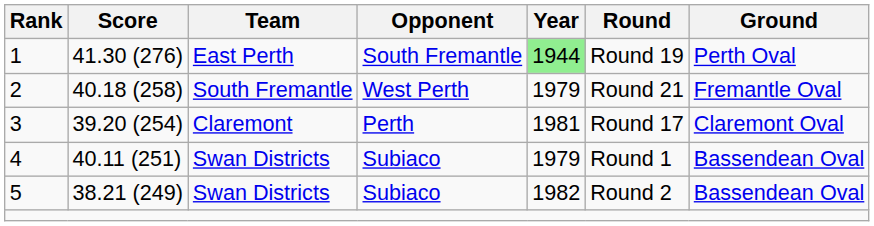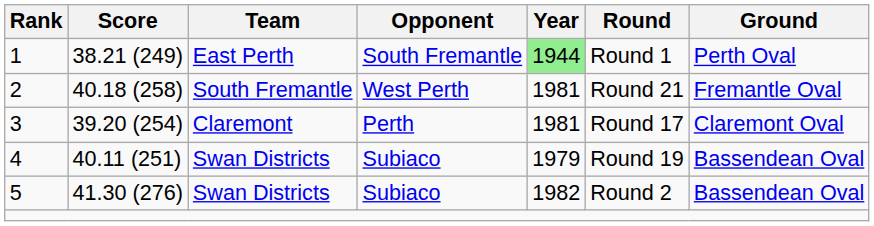(128, 55) 41.30 (276) -> (128, 55) 38.21 (249)
(637, 55) Round 19 -> (631, 55) Round 1
(556, 90) 1979 -> (556, 90) 1981
(631, 158) Round 1 -> (637, 158) Round 19
(128, 192) 38.21 (249) -> (128, 192) 41.30 (276)
